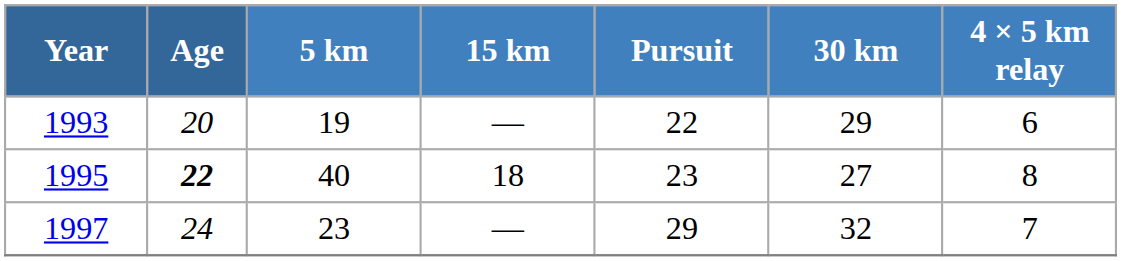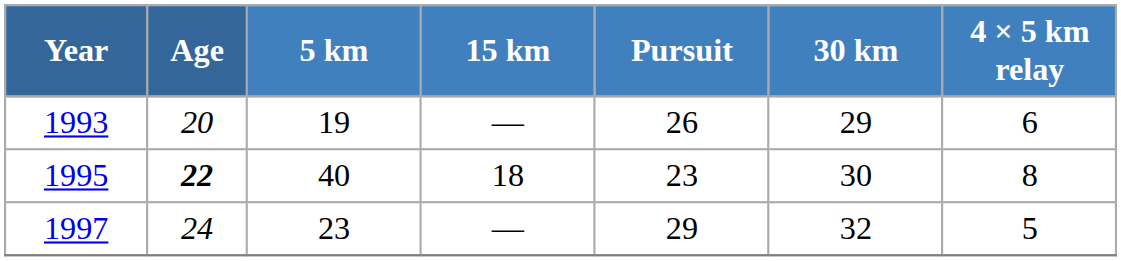(682, 122) 22 -> (682, 122) 26
(856, 175) 27 -> (856, 175) 30
(1030, 228) 7 -> (1030, 228) 5
